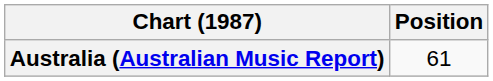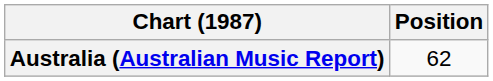(439, 57) 61 -> (439, 57) 62
